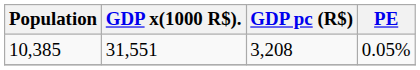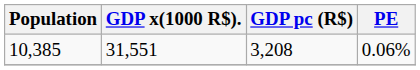(386, 49) 0.05% -> (386, 49) 0.06%
